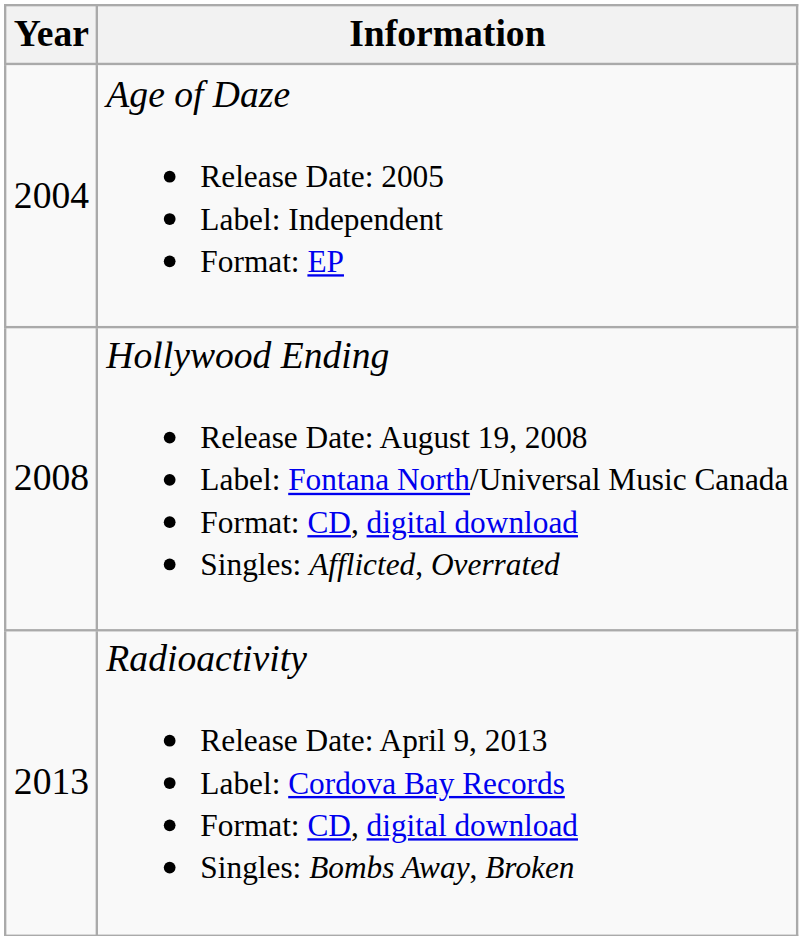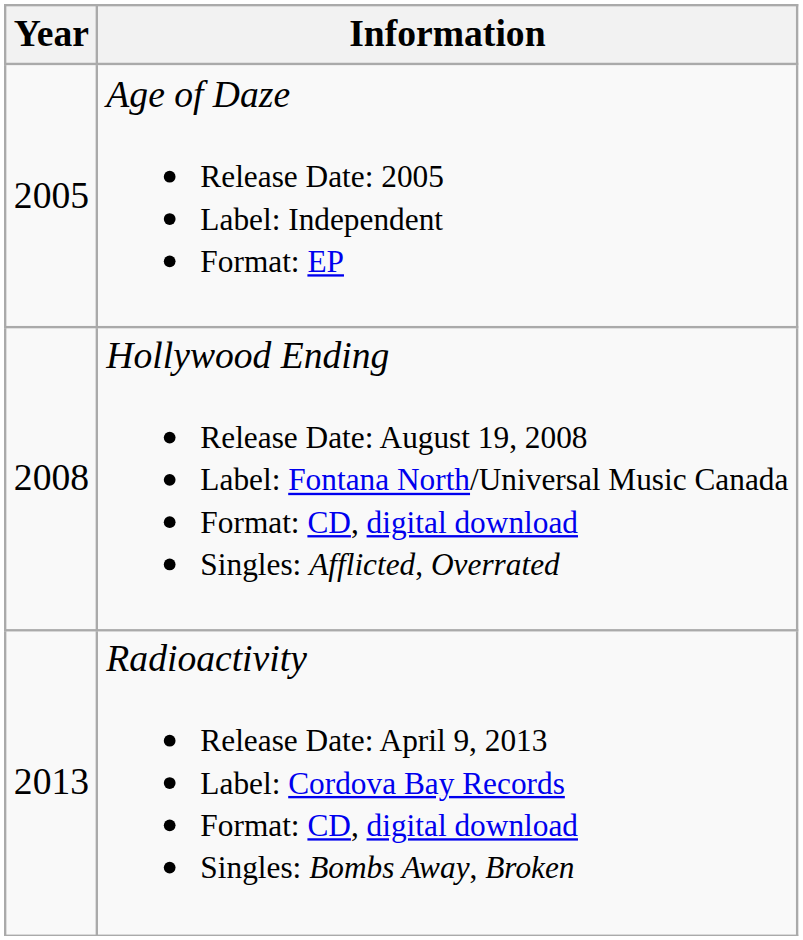(51, 194) 2004 -> (51, 194) 2005
